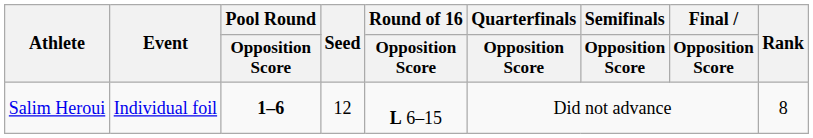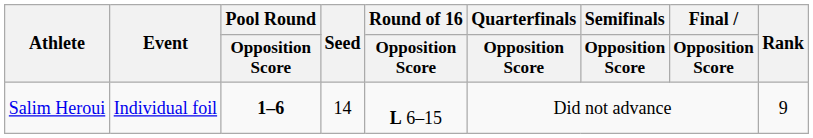(342, 108) 12 -> (342, 108) 14
(783, 108) 8 -> (783, 108) 9
